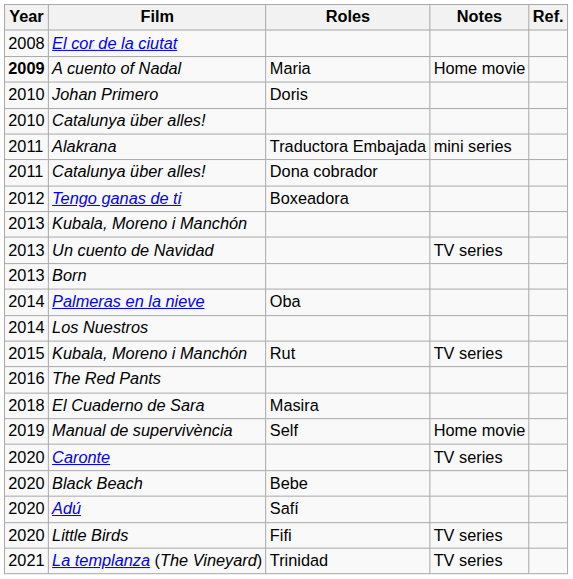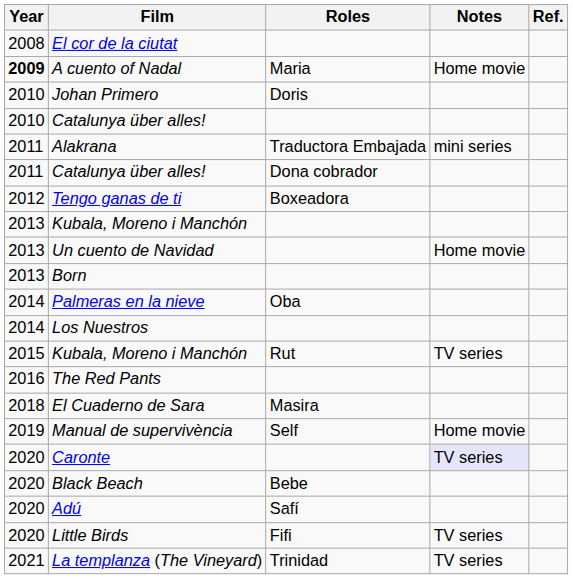(468, 250) TV series -> (479, 250) Home movie
(468, 457) no background -> (468, 457) lavender background
